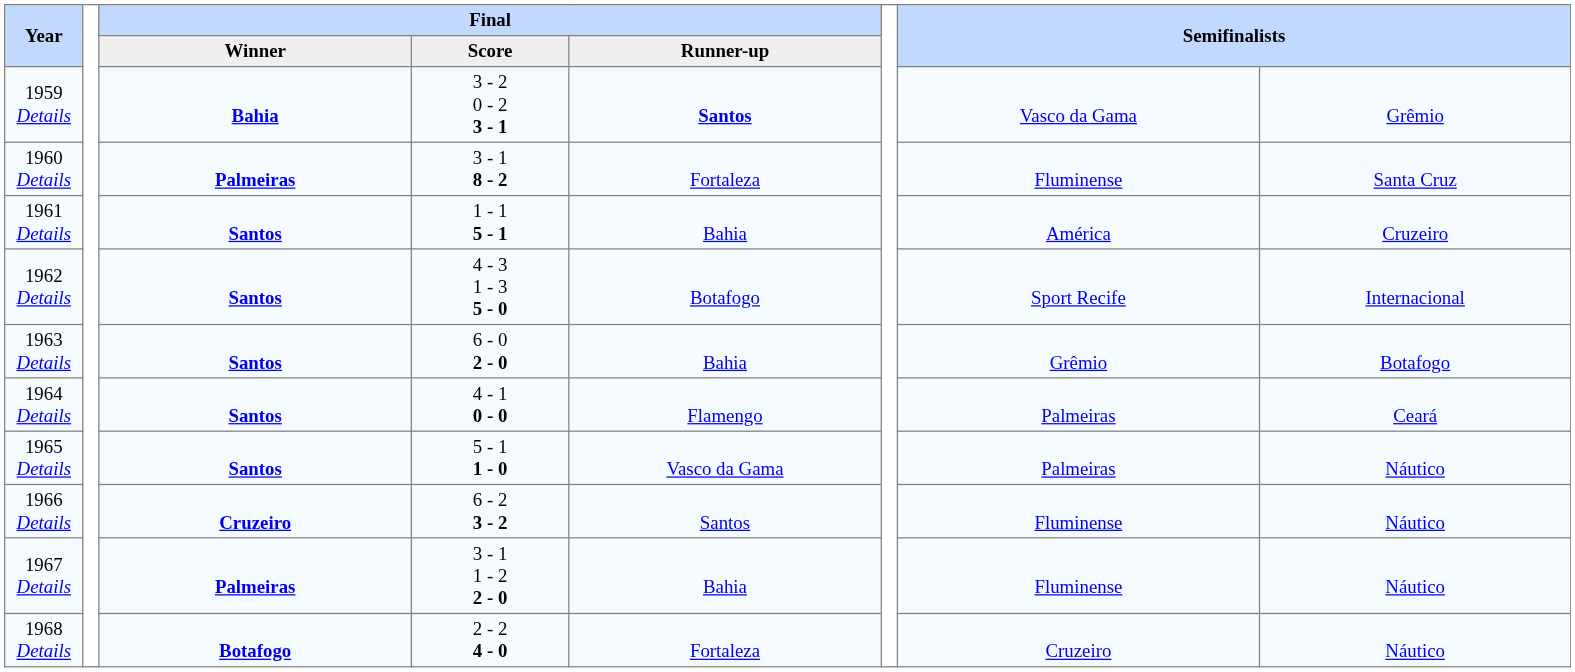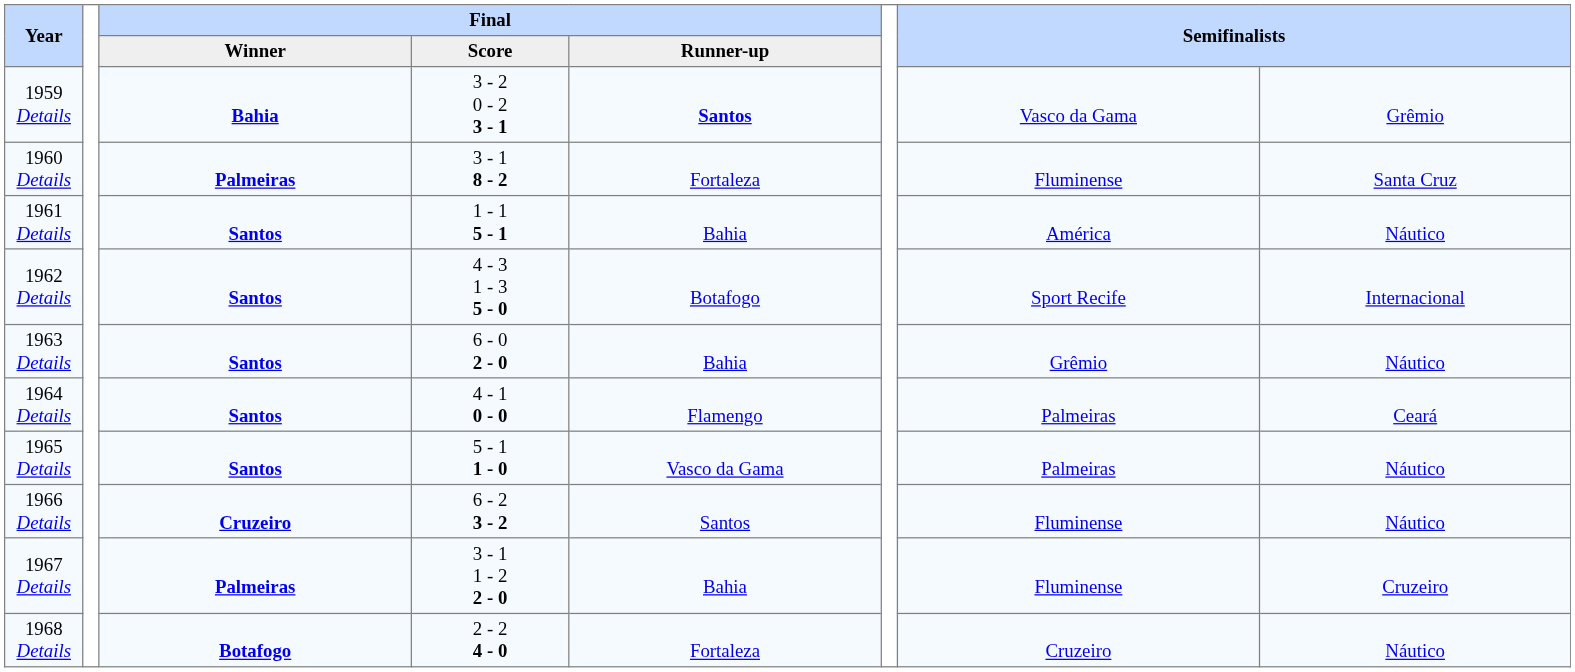(1415, 233) Cruzeiro -> (1415, 233) Náutico
(1415, 362) Botafogo -> (1415, 362) Náutico
(1415, 586) Náutico -> (1415, 586) Cruzeiro
